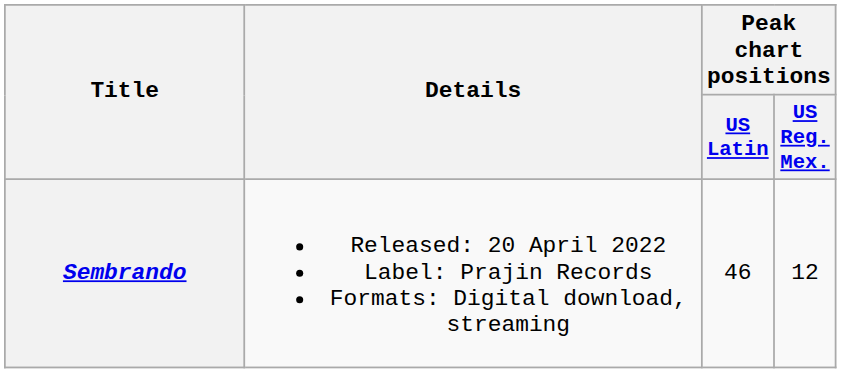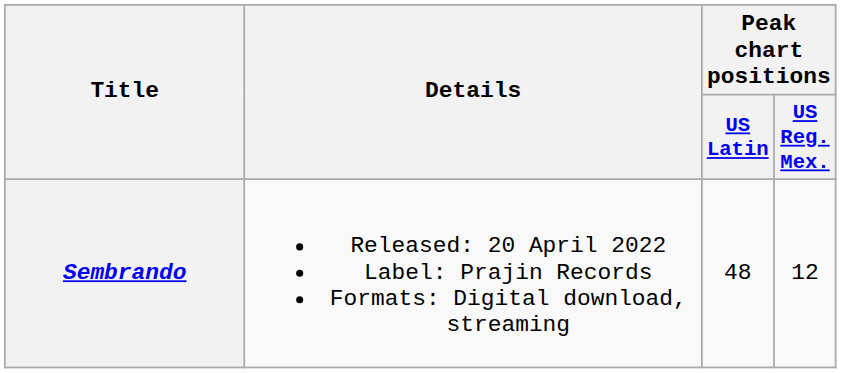(738, 273) 46 -> (738, 273) 48
